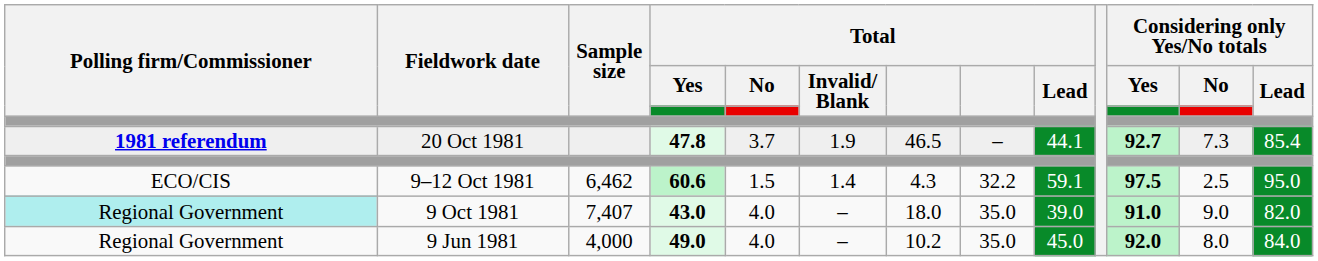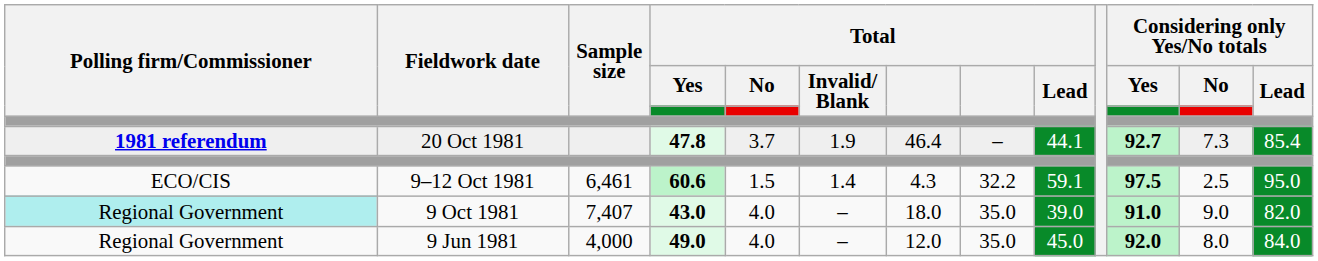(923, 141) 46.5 -> (923, 141) 46.4
(609, 181) 6,462 -> (609, 181) 6,461
(923, 241) 10.2 -> (923, 241) 12.0
